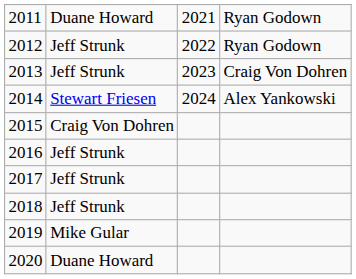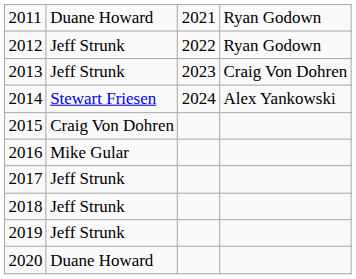(87, 152) Jeff Strunk -> (90, 152) Mike Gular
(90, 233) Mike Gular -> (87, 233) Jeff Strunk
